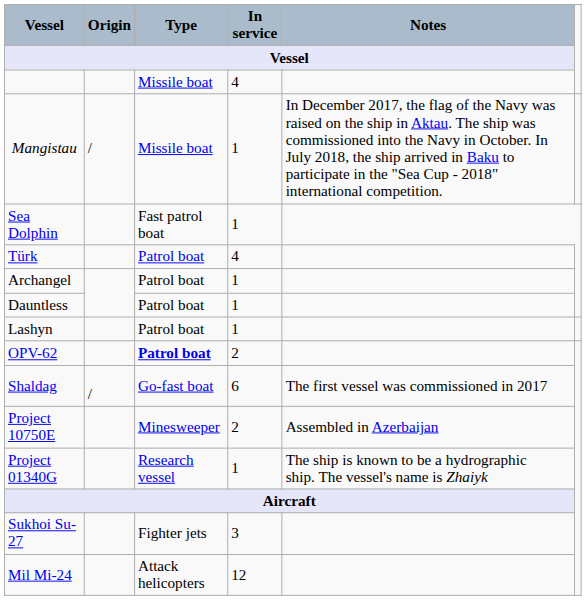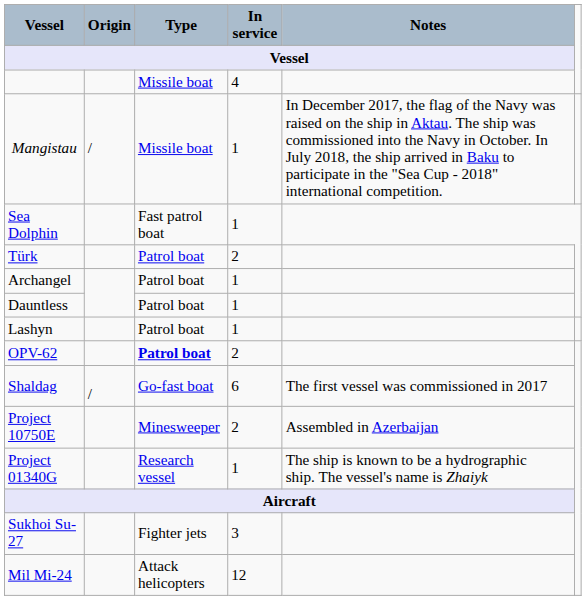(235, 256) 4 -> (235, 256) 2
